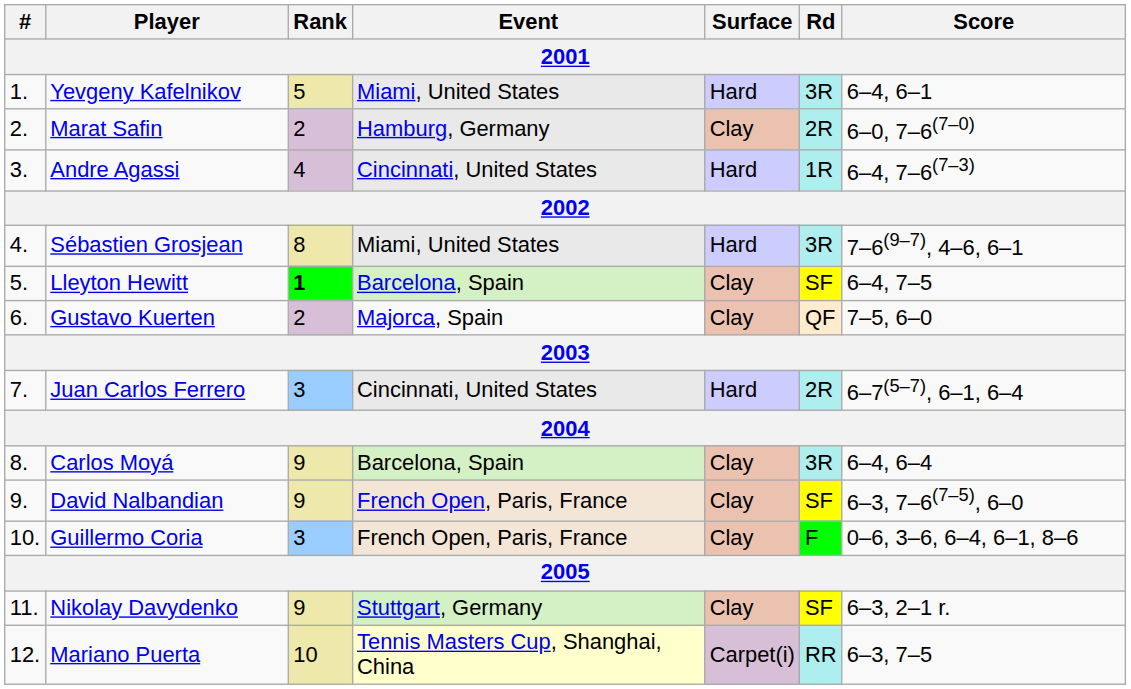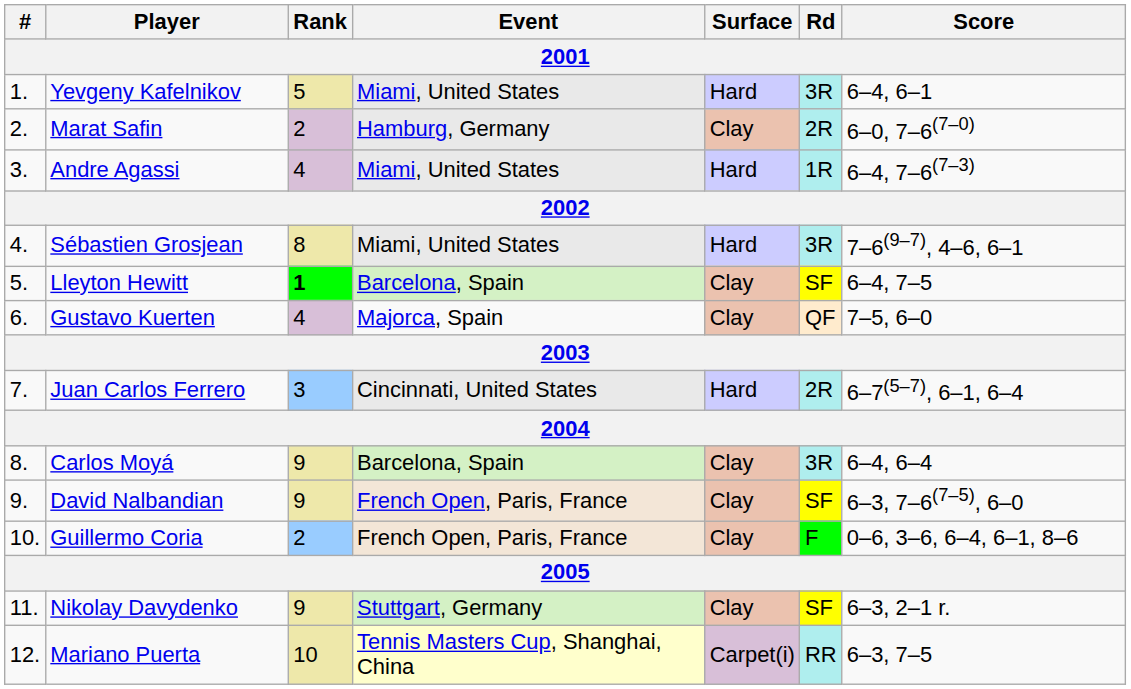(477, 169) Cincinnati, United States -> (458, 169) Miami, United States
(299, 317) 2 -> (299, 317) 4
(299, 538) 3 -> (299, 538) 2
